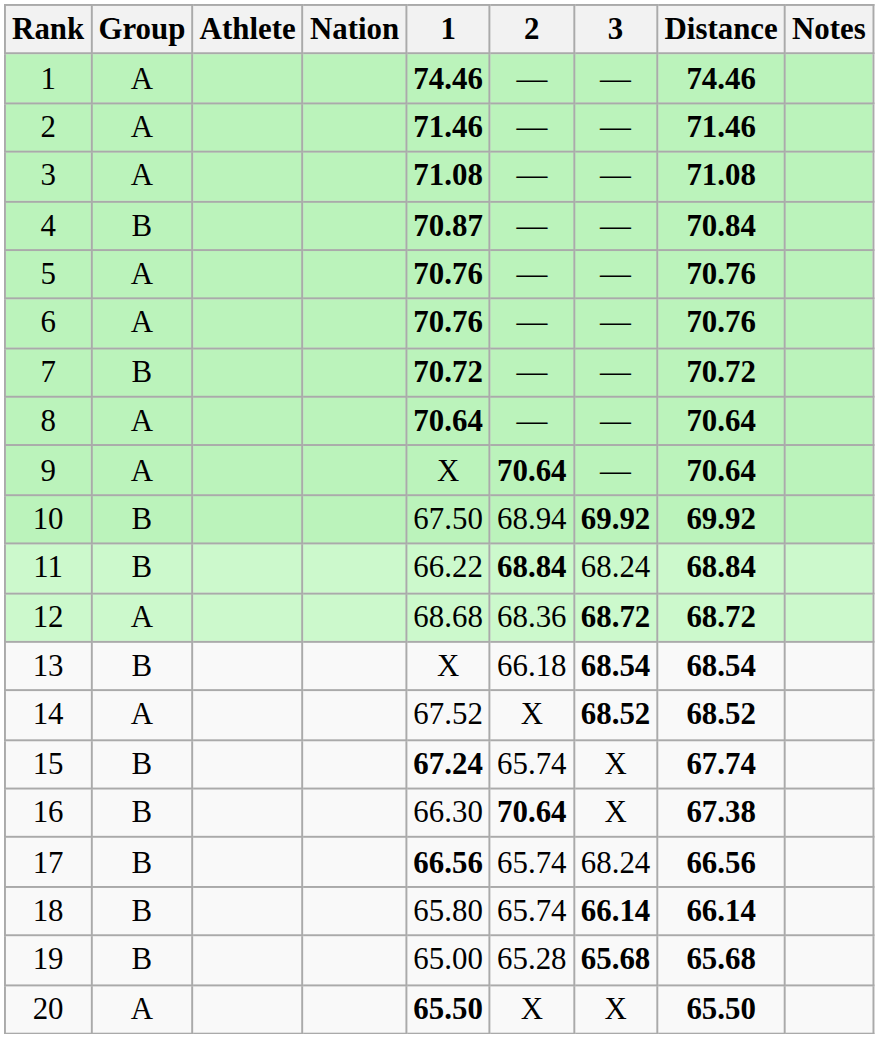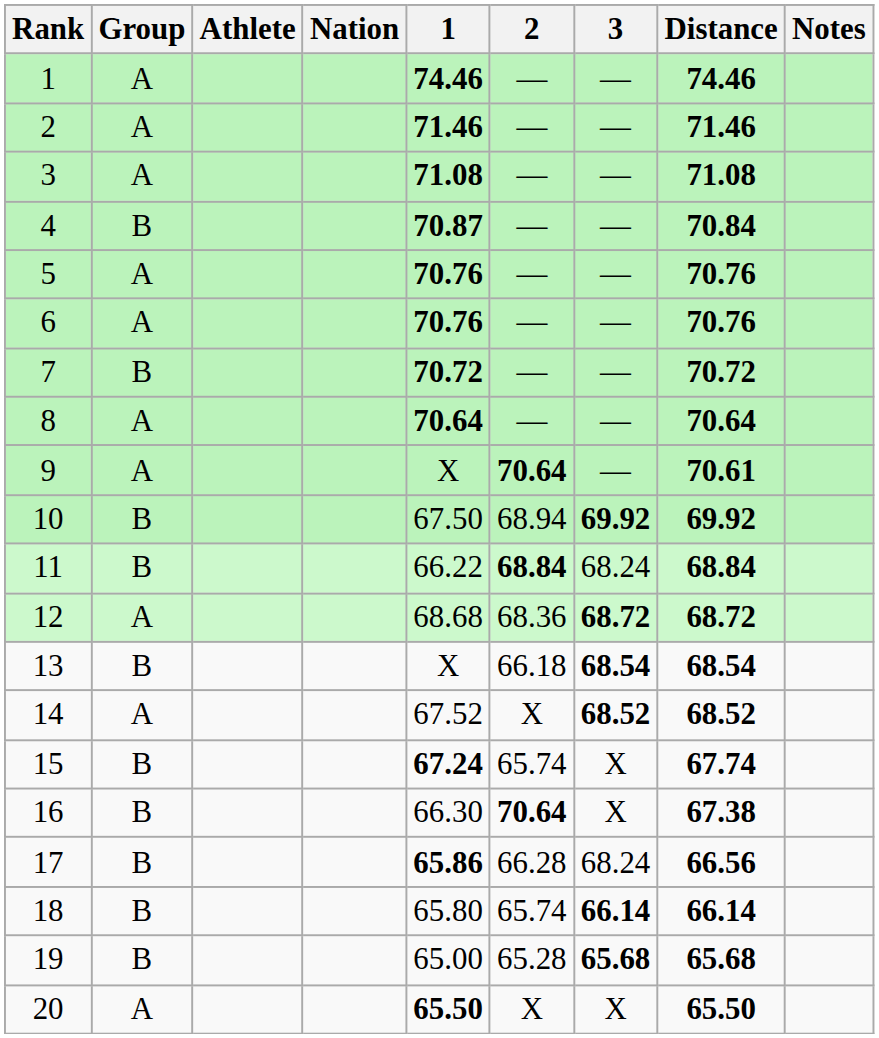(721, 469) 70.64 -> (721, 469) 70.61
(448, 861) 66.56 -> (448, 861) 65.86
(532, 861) 65.74 -> (532, 861) 66.28
